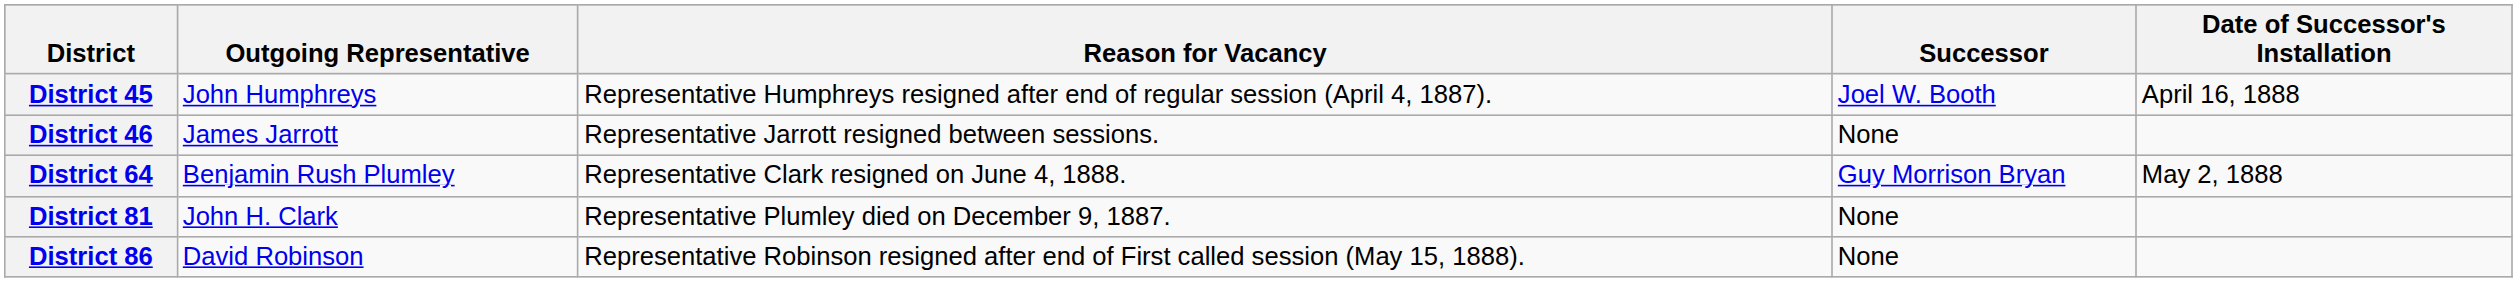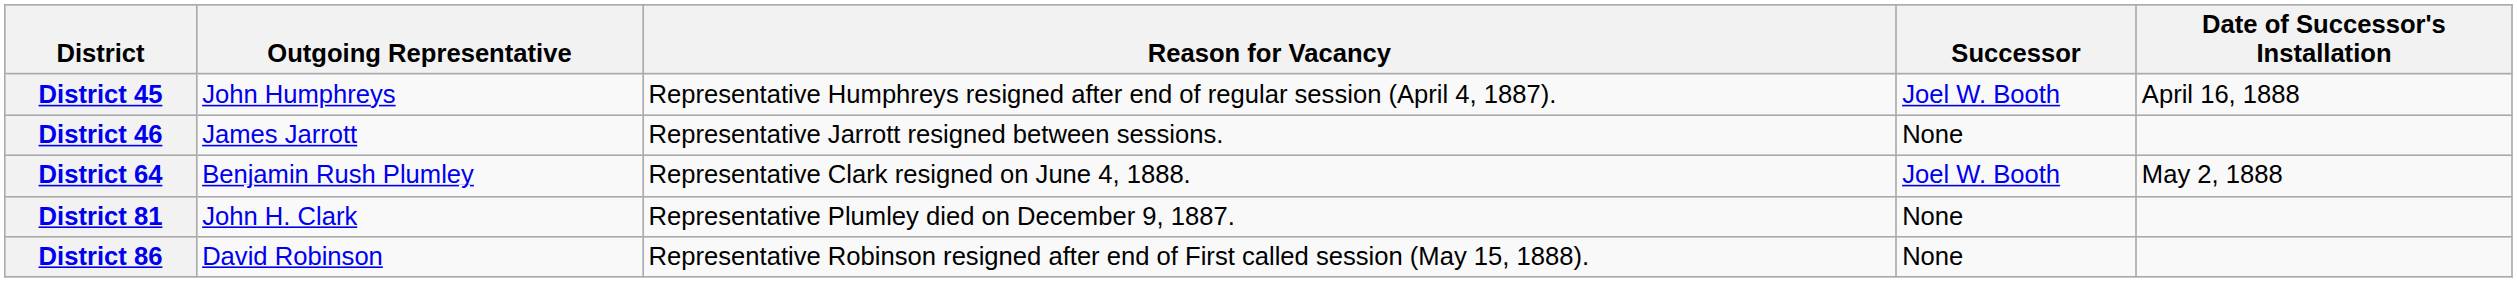(1952, 175) Guy Morrison Bryan -> (1981, 175) Joel W. Booth
